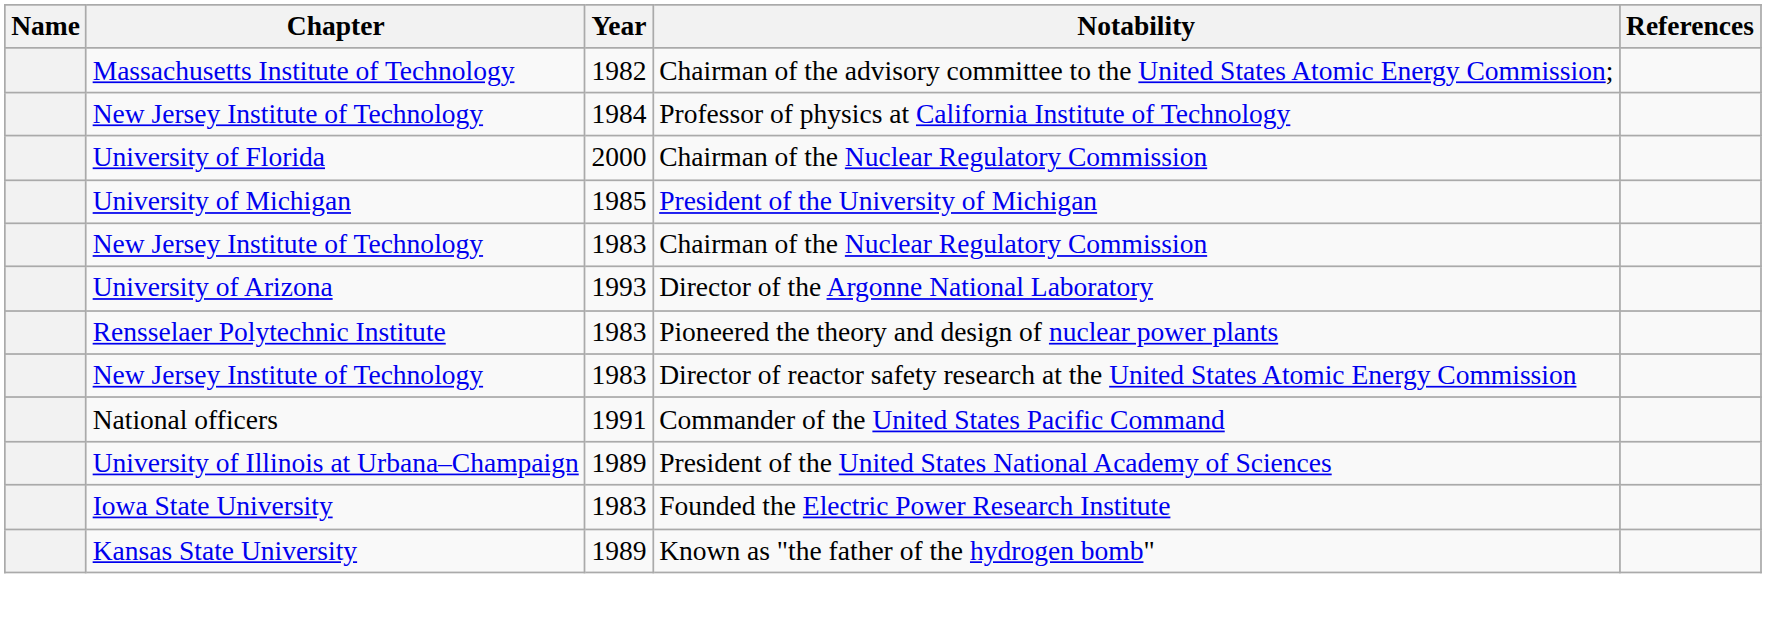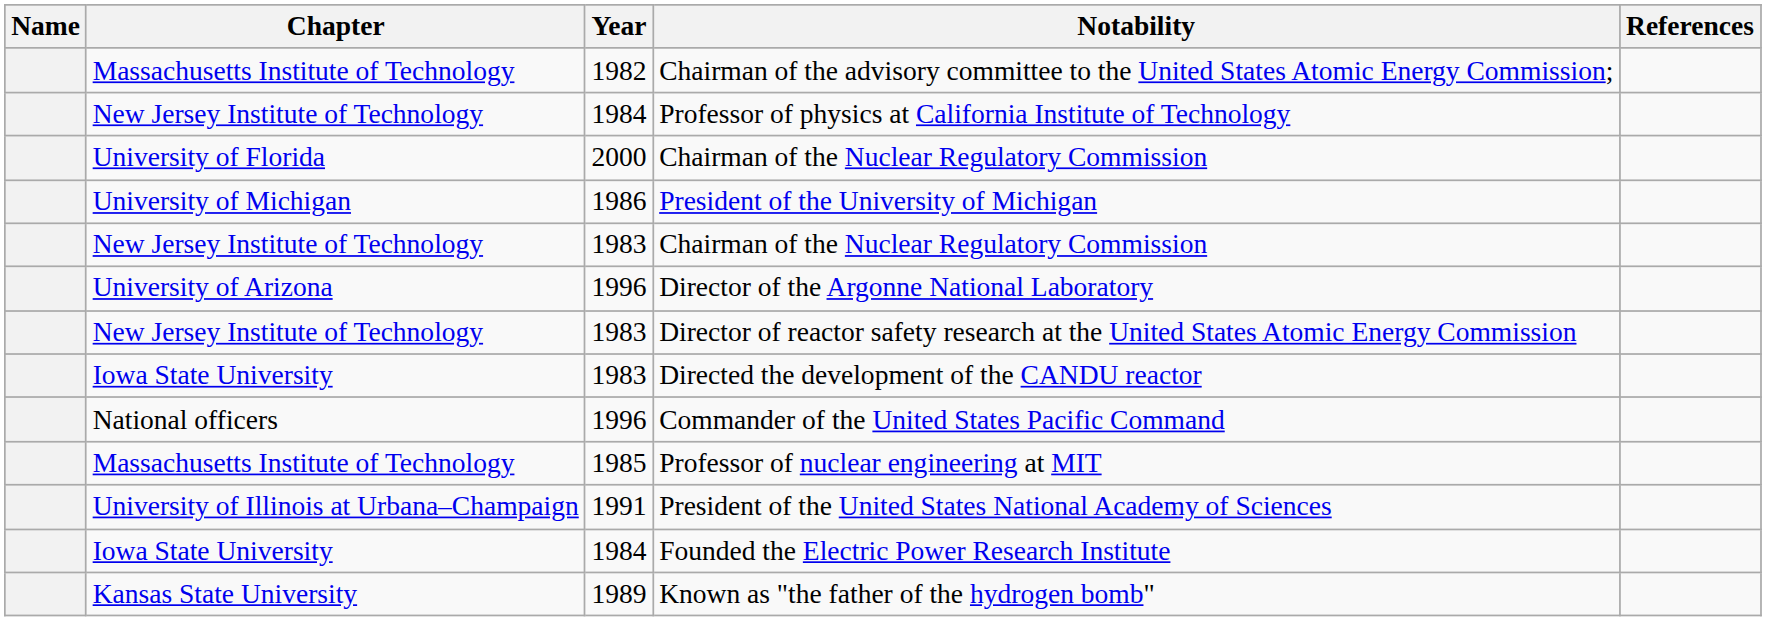(619, 200) 1985 -> (619, 200) 1986
(619, 288) 1993 -> (619, 288) 1996
- row: (269, 331)
+ row: (213, 375)
(619, 419) 1991 -> (619, 419) 1996
+ row: (304, 462)
(619, 462) 1989 -> (619, 506) 1991
(619, 506) 1983 -> (619, 550) 1984
